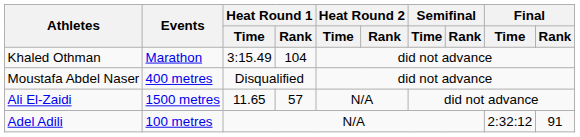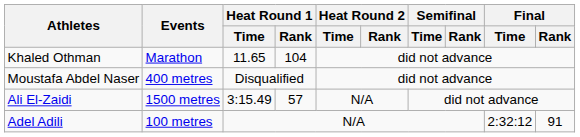(249, 58) 3:15.49 -> (249, 58) 11.65
(249, 100) 11.65 -> (249, 100) 3:15.49
